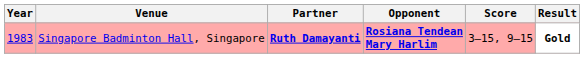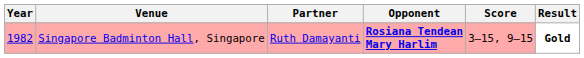(20, 38) 1983 -> (20, 38) 1982
(315, 38) bold -> (315, 38) normal
